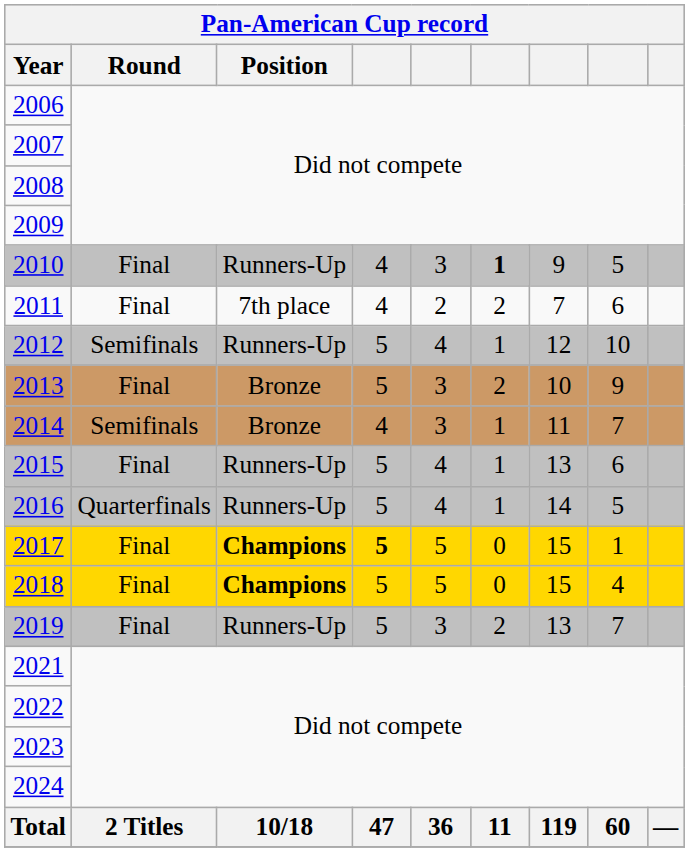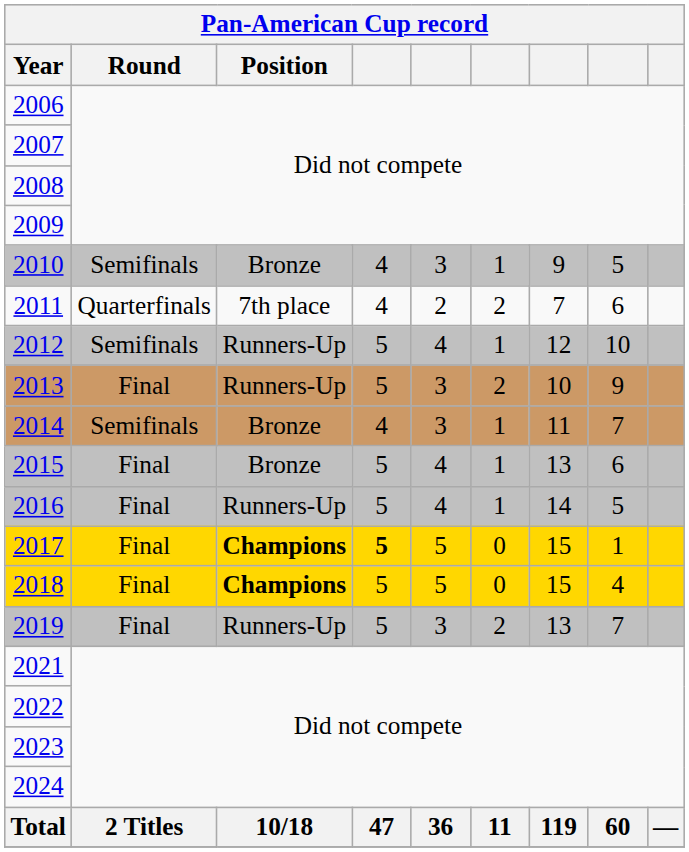(144, 265) Final -> (144, 265) Semifinals
(284, 265) Runners-Up -> (284, 265) Bronze
(500, 265) bold -> (500, 265) normal
(144, 305) Final -> (144, 305) Quarterfinals
(284, 385) Bronze -> (284, 385) Runners-Up
(284, 465) Runners-Up -> (284, 465) Bronze
(144, 505) Quarterfinals -> (144, 505) Final
